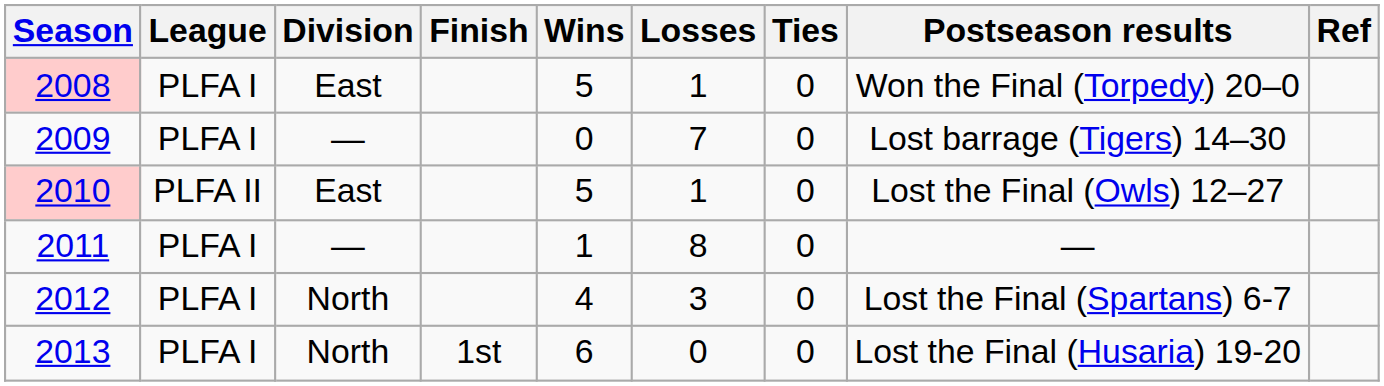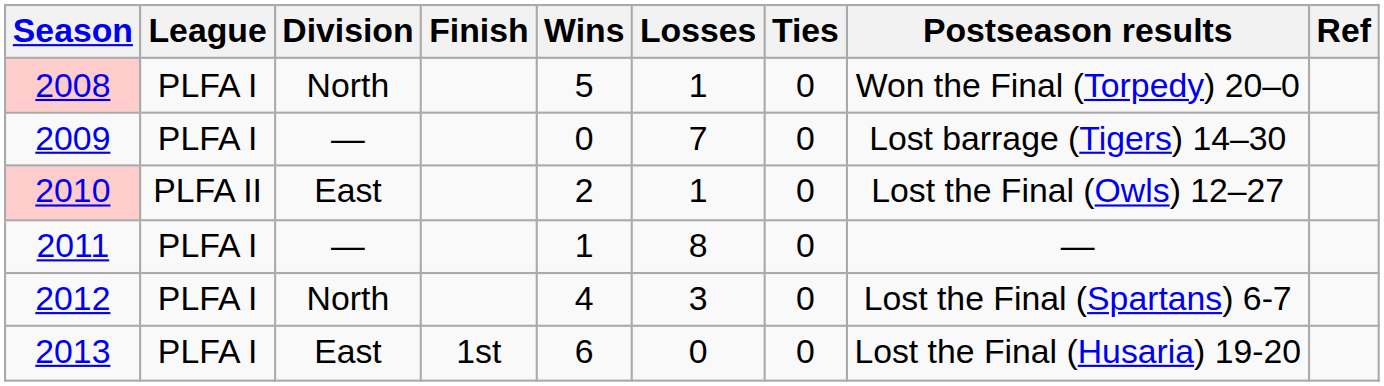(348, 84) East -> (348, 84) North
(584, 191) 5 -> (584, 191) 2
(348, 352) North -> (348, 352) East
